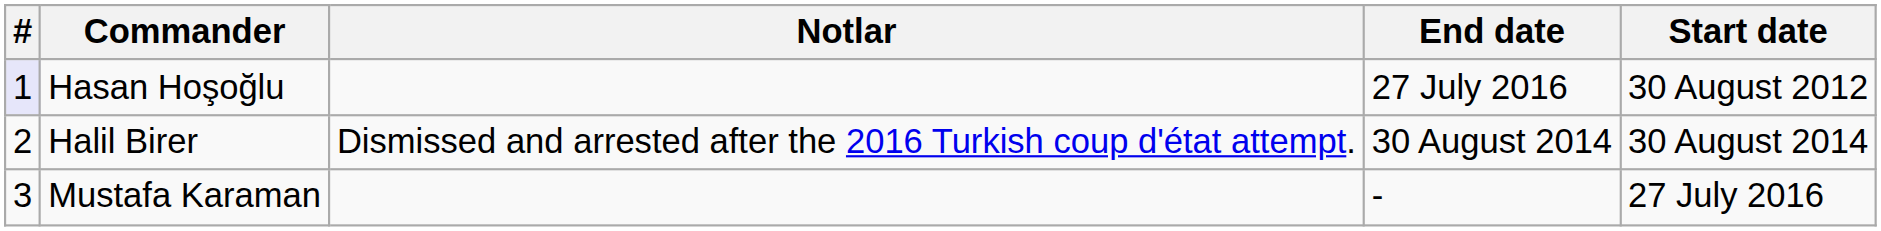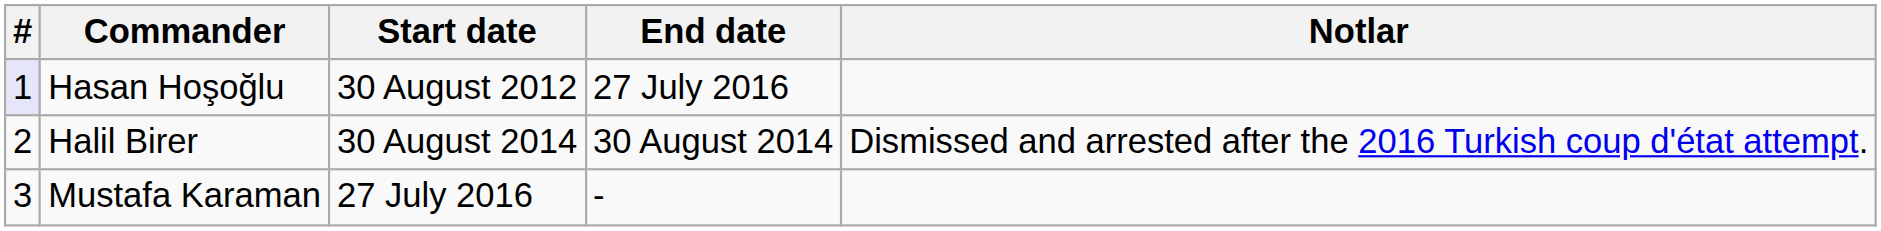columns swapped: (1748, 31) <-> (846, 31)
